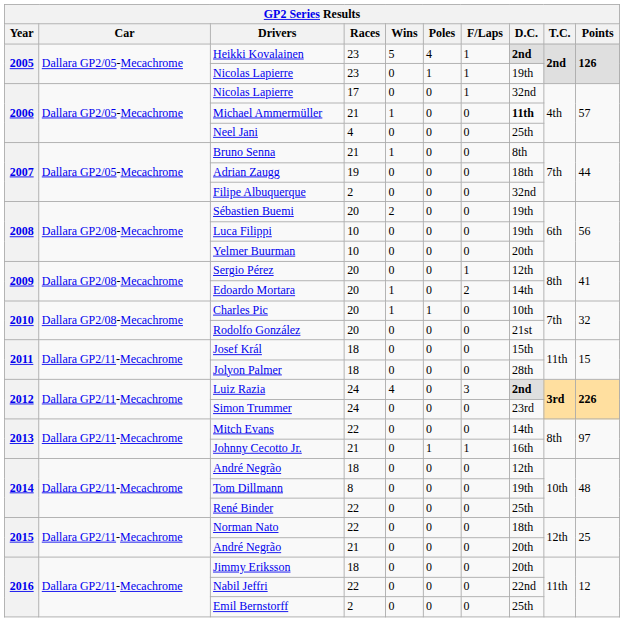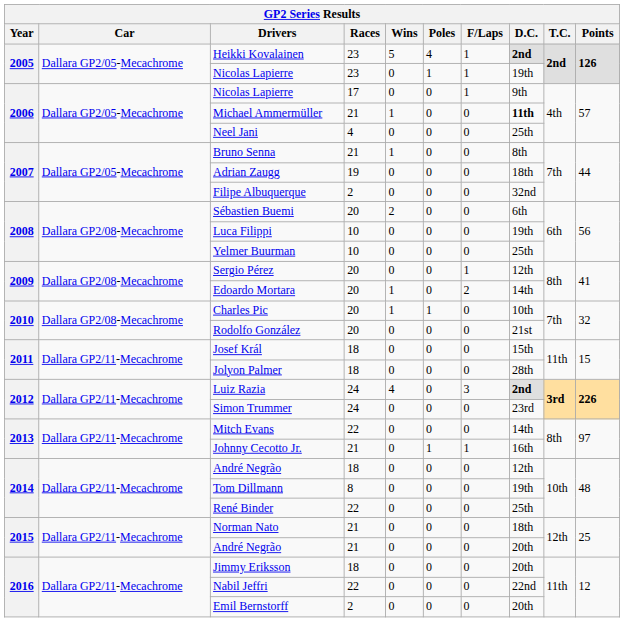(524, 92) 32nd -> (520, 92) 9th
(523, 211) 19th -> (520, 211) 6th
(523, 250) 20th -> (523, 250) 25th
(353, 527) 22 -> (353, 527) 21
(523, 606) 25th -> (523, 606) 20th
